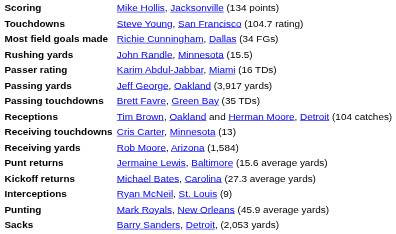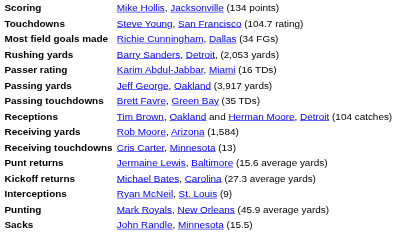(185, 54) John Randle, Minnesota (15.5) -> (198, 54) Barry Sanders, Detroit, (2,053 yards)
rows swapped: (43, 147) <-> (58, 132)
(198, 225) Barry Sanders, Detroit, (2,053 yards) -> (185, 225) John Randle, Minnesota (15.5)
